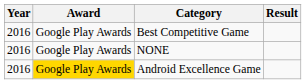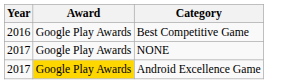- column: (282, 13)
(19, 50) 2016 -> (19, 50) 2017
(19, 69) 2016 -> (19, 69) 2017
